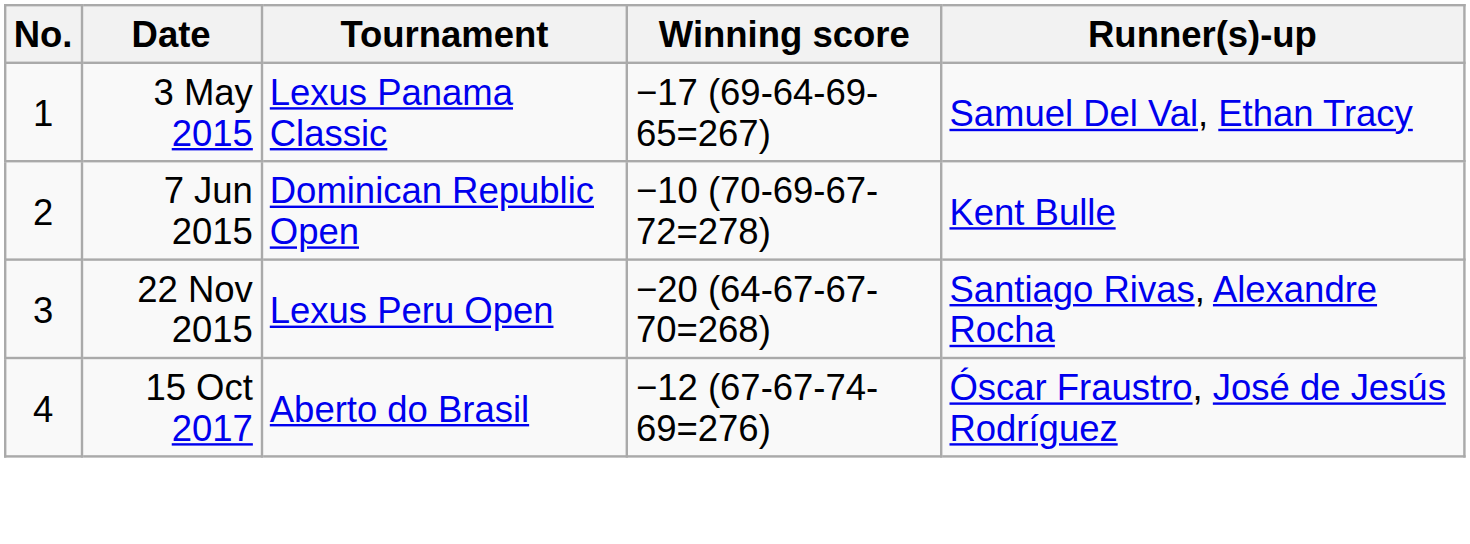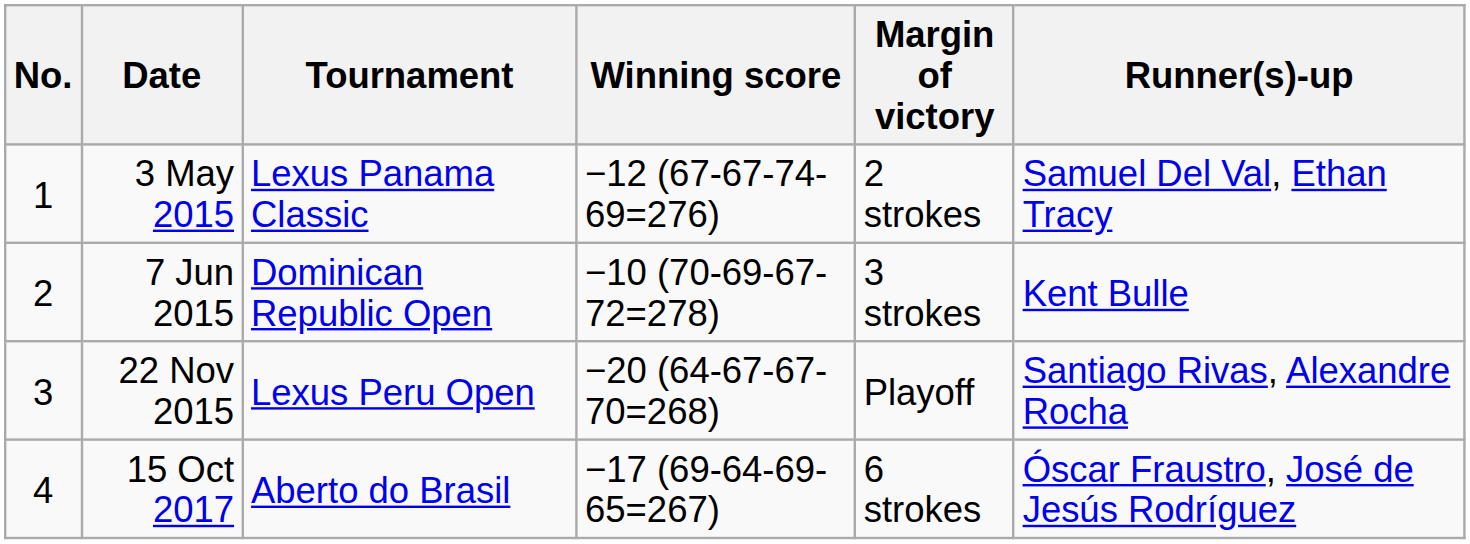+ column: (935, 75)
(757, 112) −17 (69-64-69-65=267) -> (706, 194) −12 (67-67-74-69=276)
(757, 408) −12 (67-67-74-69=276) -> (706, 490) −17 (69-64-69-65=267)
